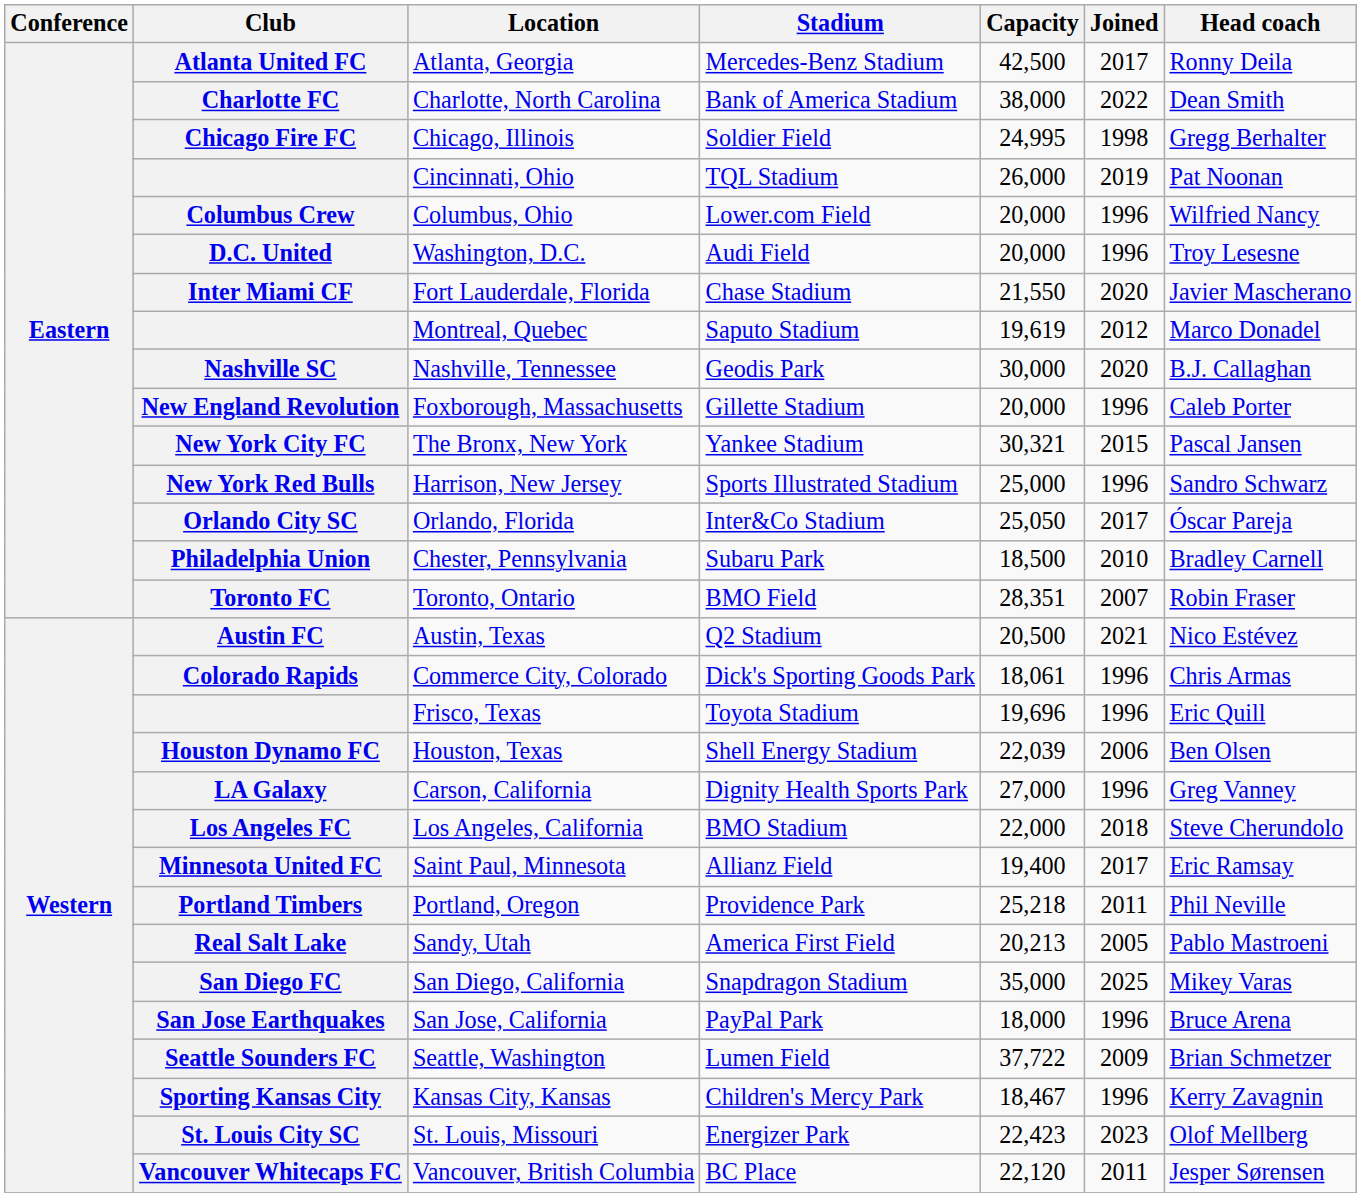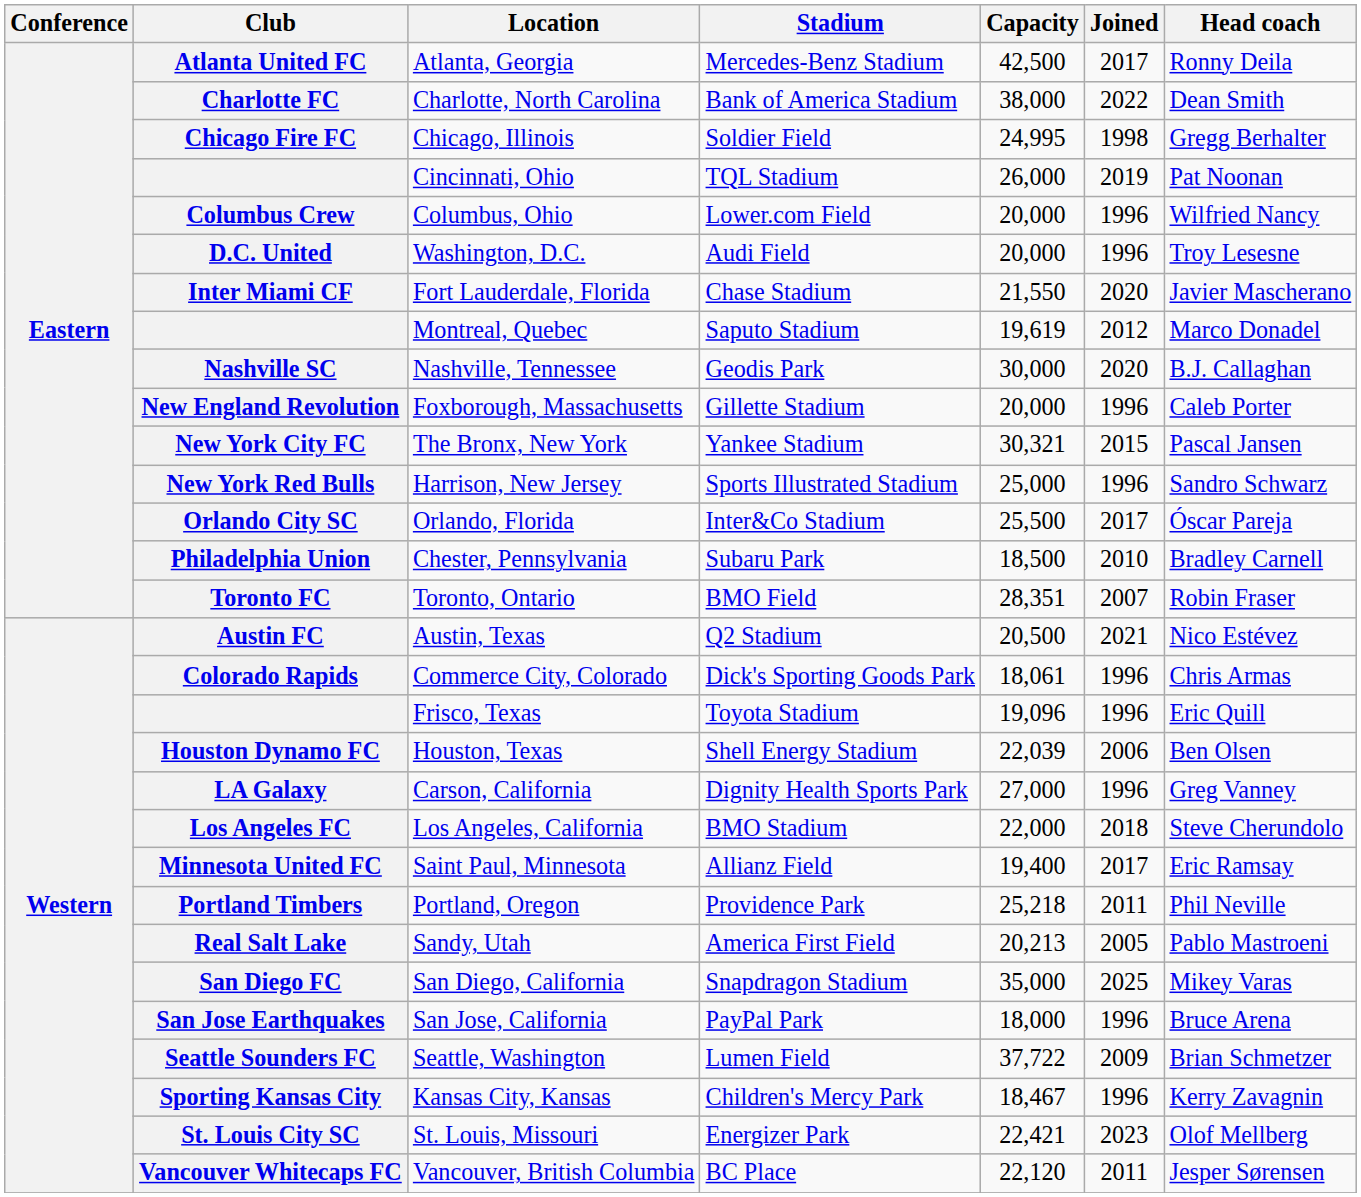(1032, 521) 25,050 -> (1032, 521) 25,500
(1032, 713) 19,696 -> (1032, 713) 19,096
(1032, 1134) 22,423 -> (1032, 1134) 22,421
